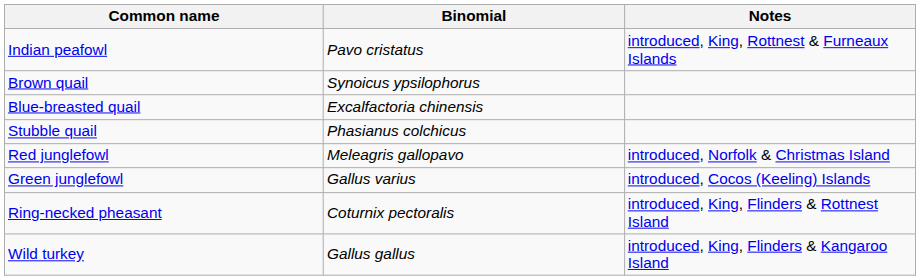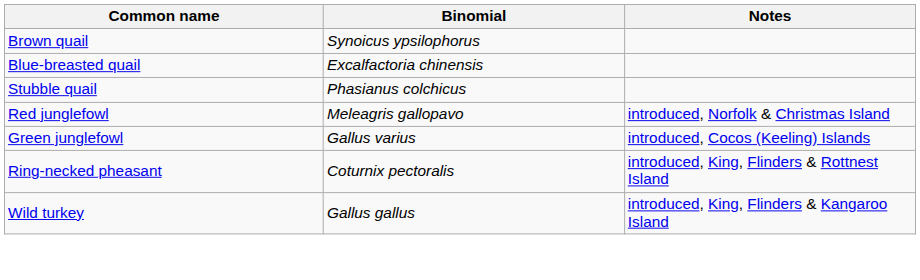- row: (58, 49)
